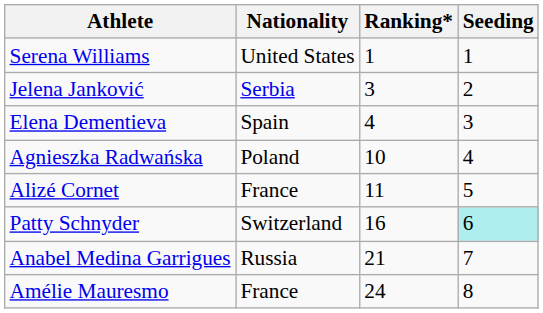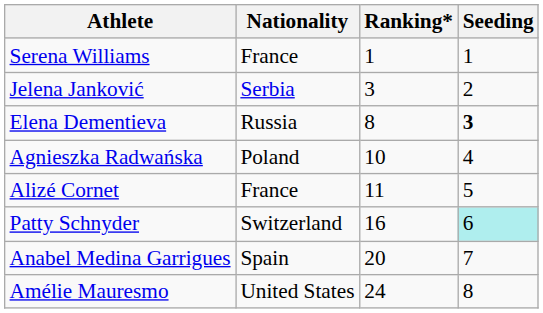(297, 55) United States -> (269, 55) France
(265, 122) Spain -> (269, 122) Russia
(370, 122) 4 -> (370, 122) 8
(468, 122) normal -> (468, 122) bold
(269, 257) Russia -> (265, 257) Spain
(375, 257) 21 -> (375, 257) 20
(269, 291) France -> (297, 291) United States
